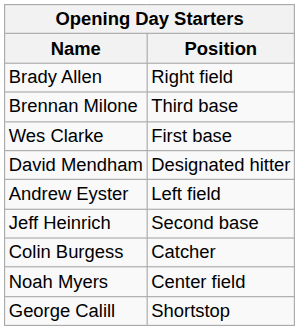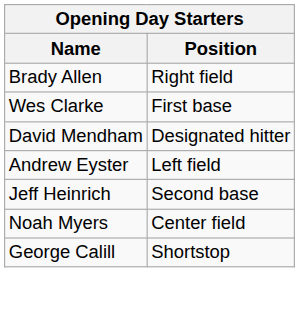- row: (73, 106)
- row: (66, 252)
